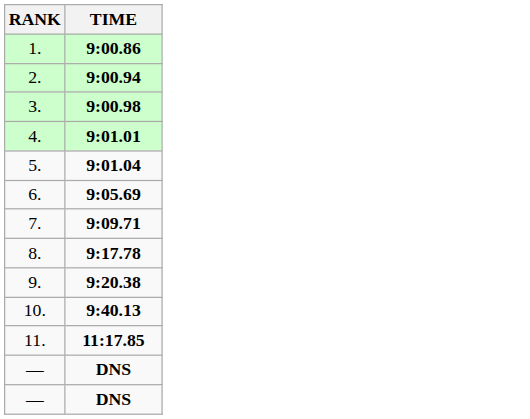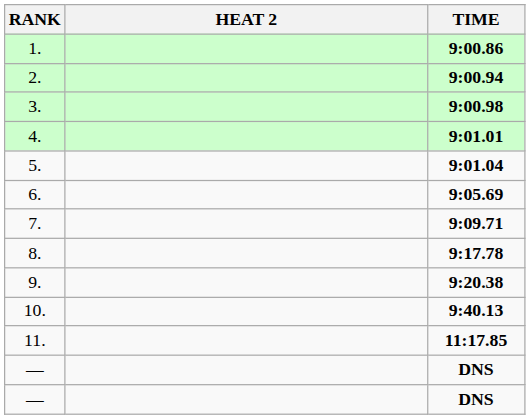+ column: (246, 19)
